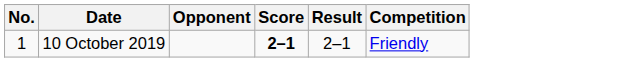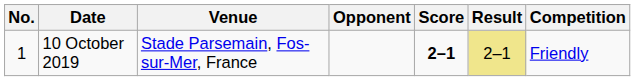+ column: (233, 17)
(337, 43) no background -> (497, 52) khaki background
